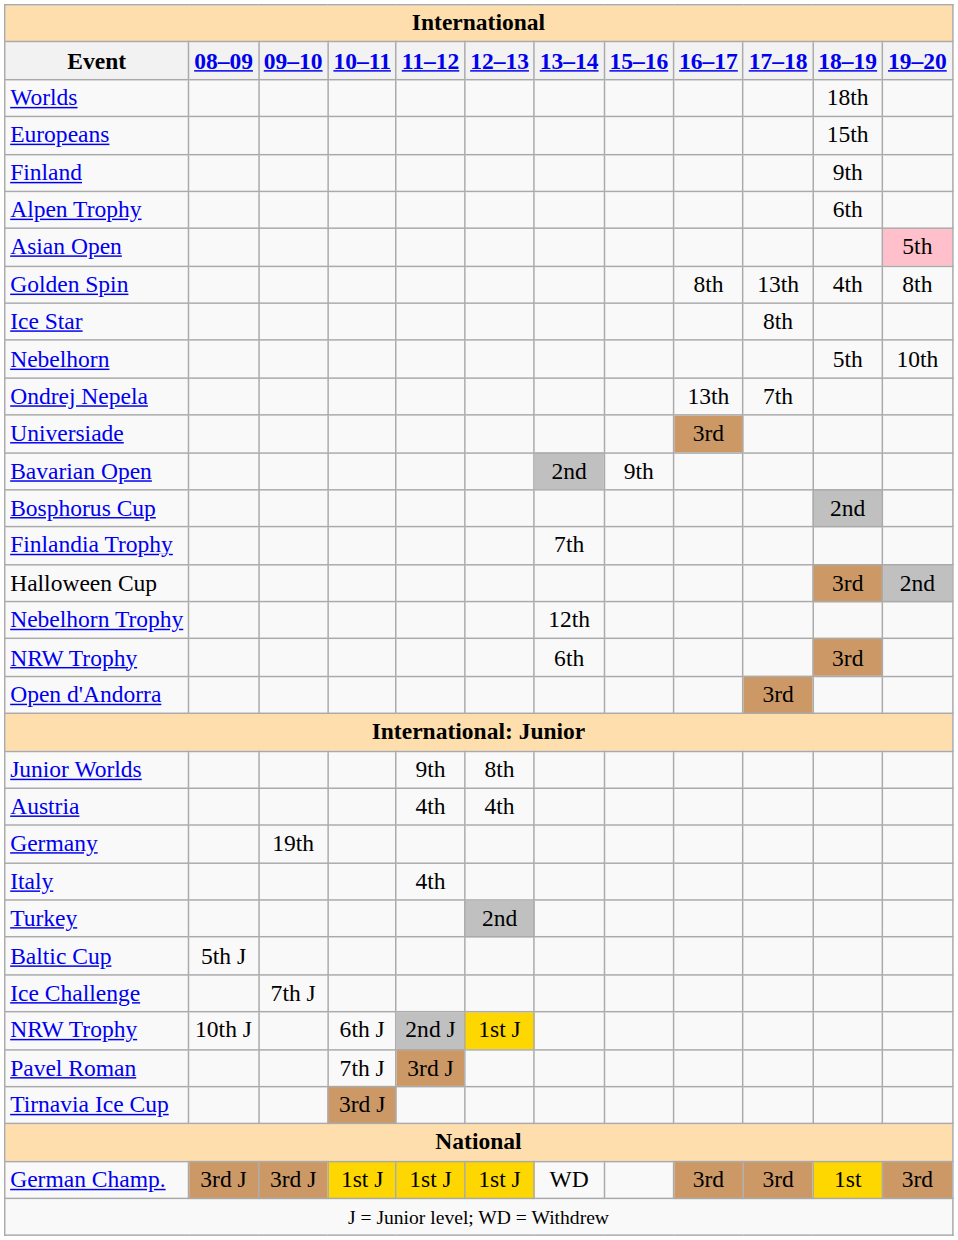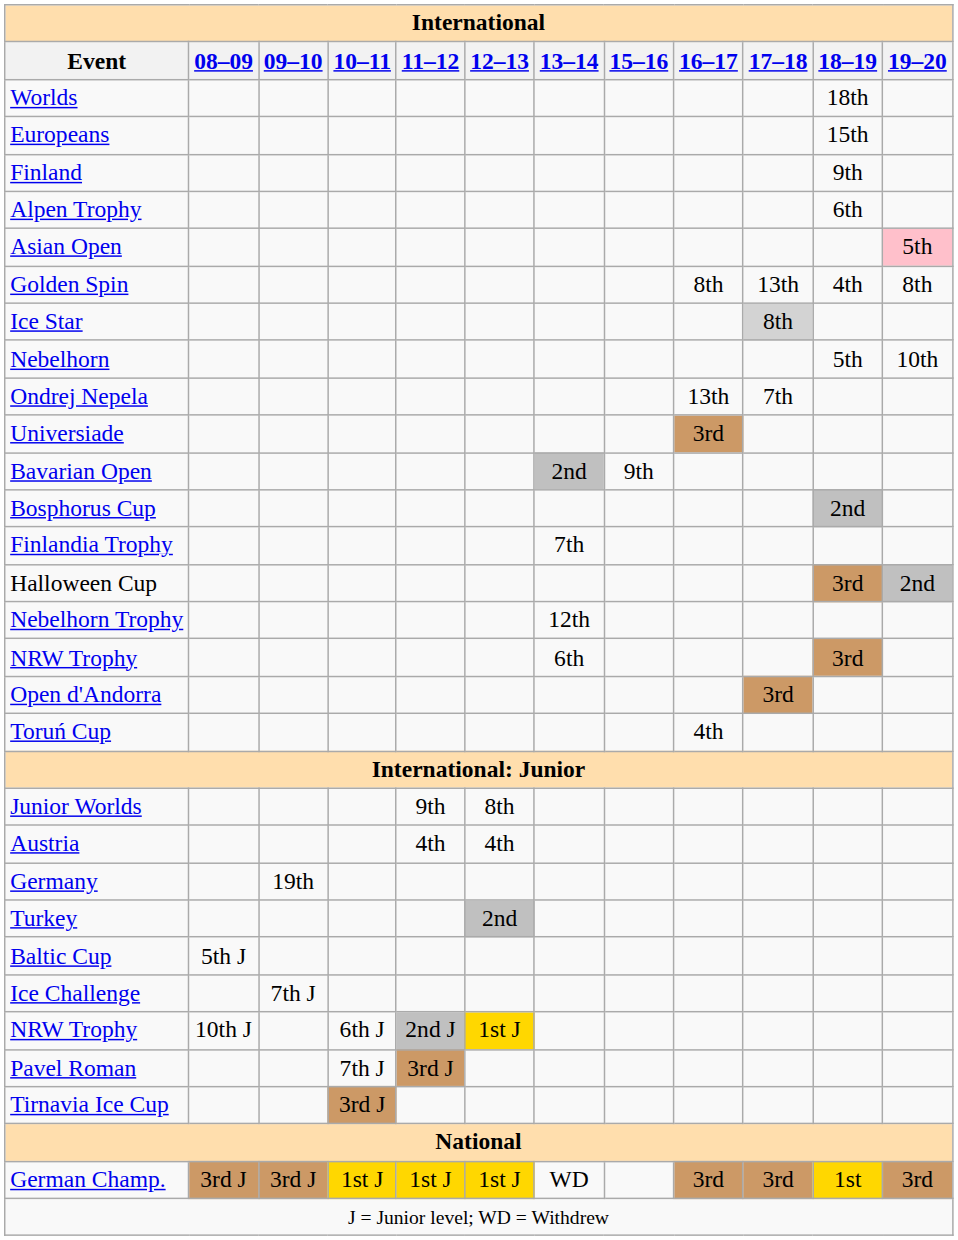(778, 321) no background -> (778, 321) lightgrey background
+ row: (61, 731)
- row: (32, 881)
